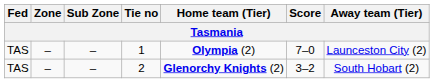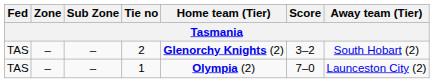rows swapped: (141, 50) <-> (141, 68)
